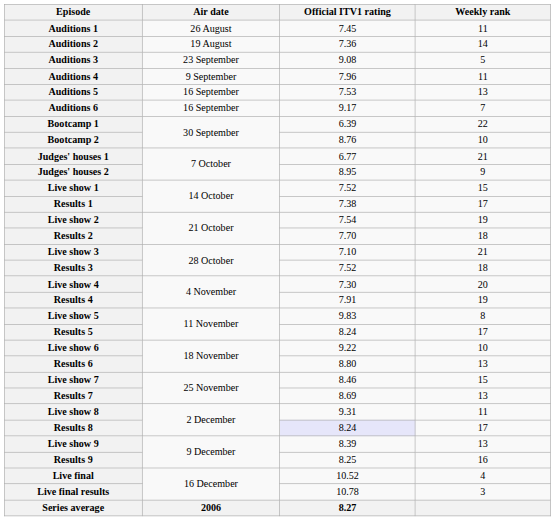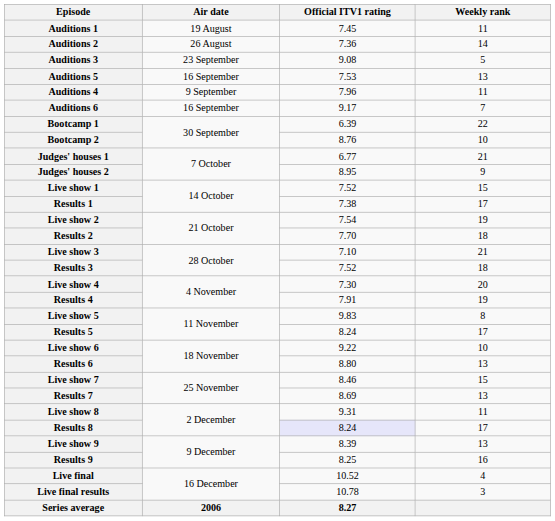(211, 28) 26 August -> (211, 28) 19 August
(211, 44) 19 August -> (211, 44) 26 August
rows swapped: (73, 76) <-> (73, 92)
